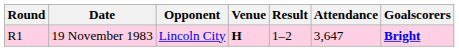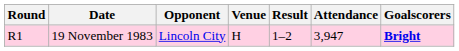(237, 35) bold -> (236, 35) normal
(329, 35) 3,647 -> (329, 35) 3,947
